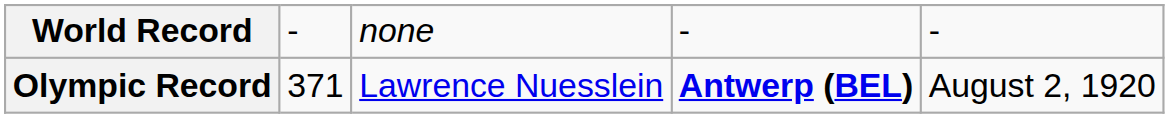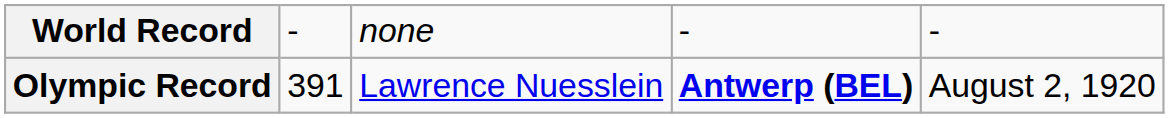(315, 84) 371 -> (315, 84) 391
